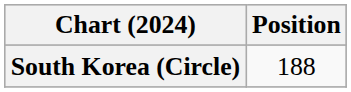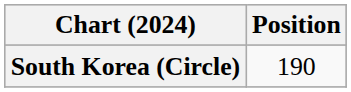(296, 65) 188 -> (296, 65) 190
